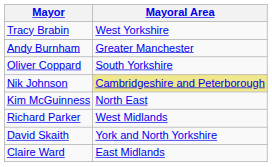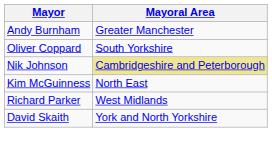- row: (38, 30)
- row: (36, 153)
